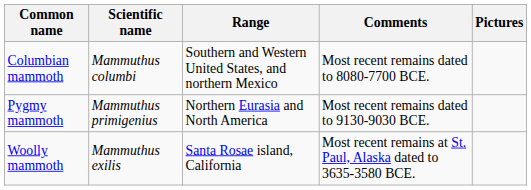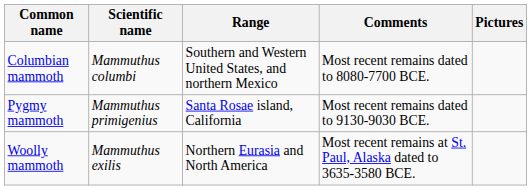(244, 113) Northern Eurasia and North America -> (239, 113) Santa Rosae island, California
(239, 158) Santa Rosae island, California -> (244, 158) Northern Eurasia and North America
